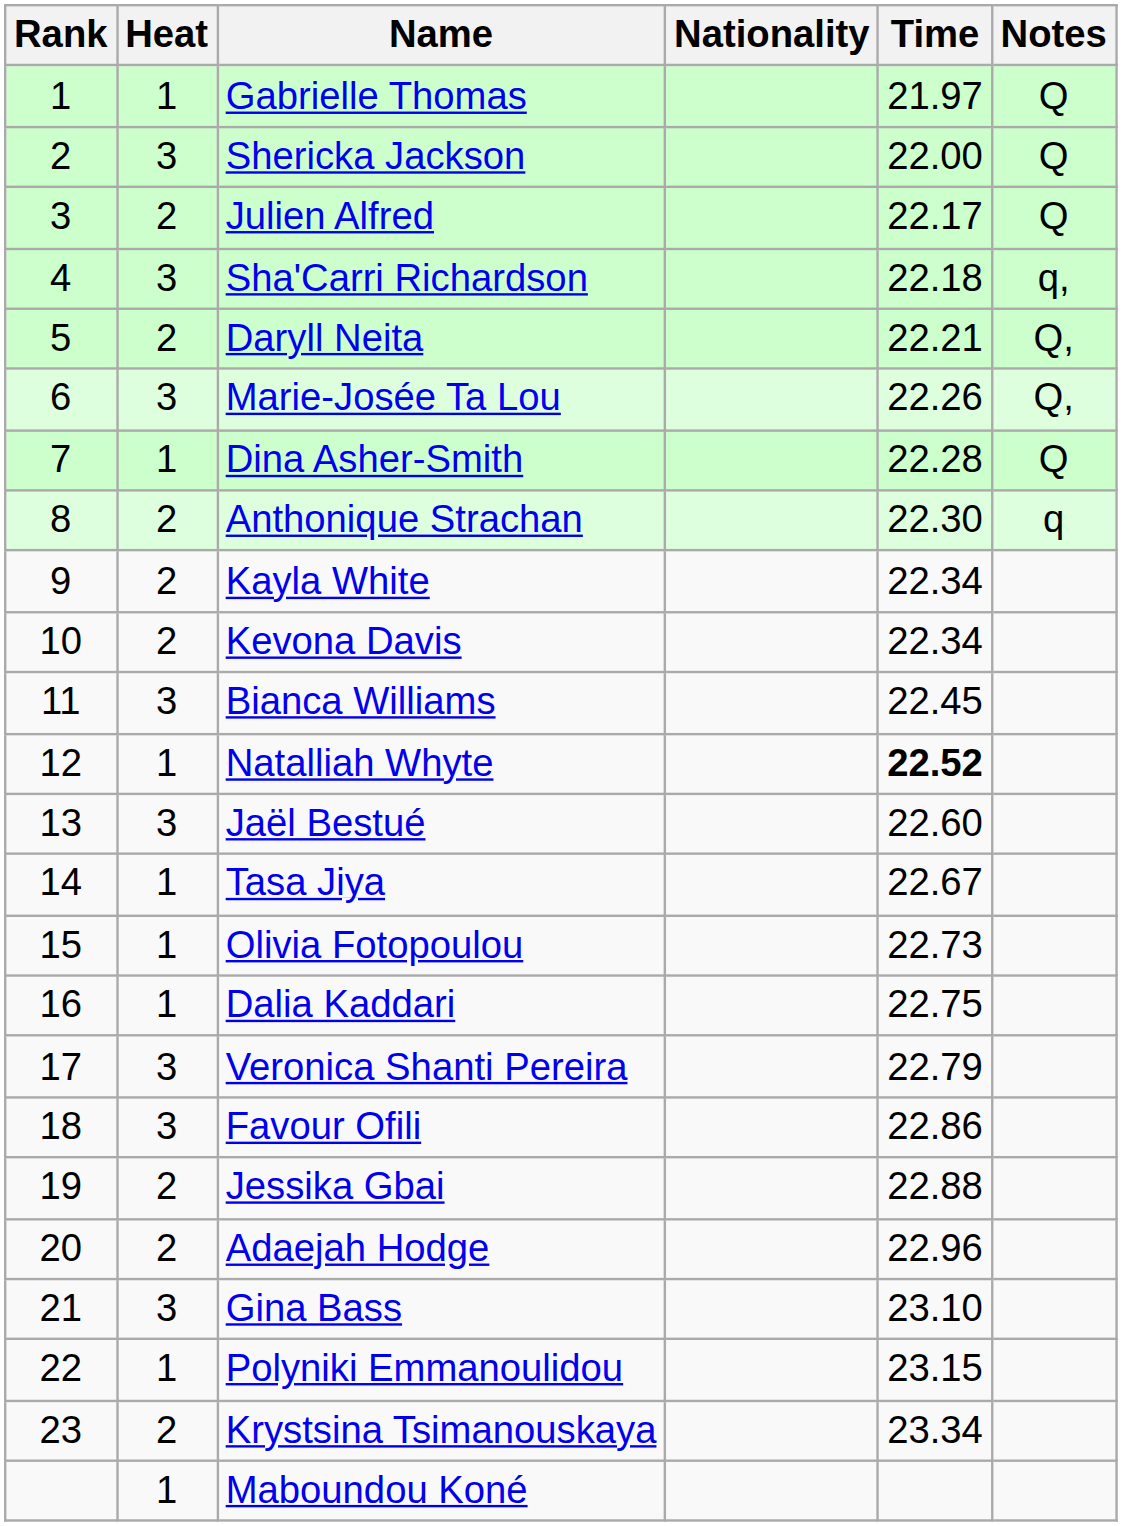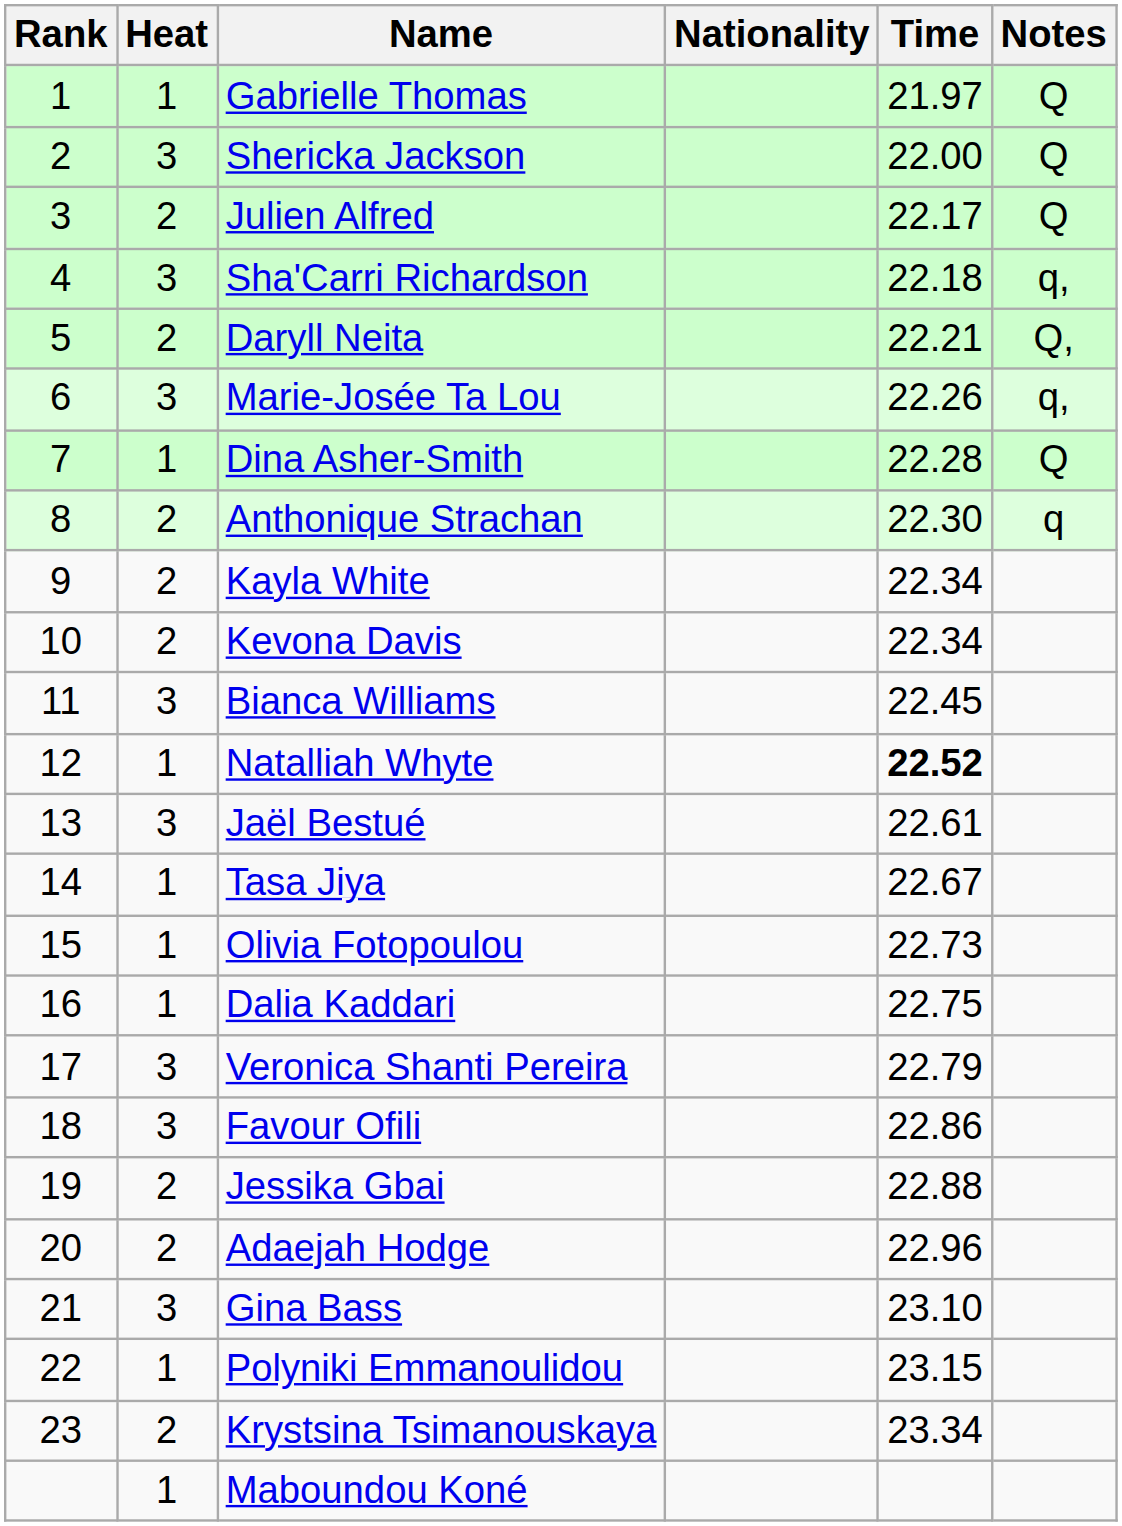(1054, 398) Q, -> (1054, 398) q,
(935, 823) 22.60 -> (935, 823) 22.61
